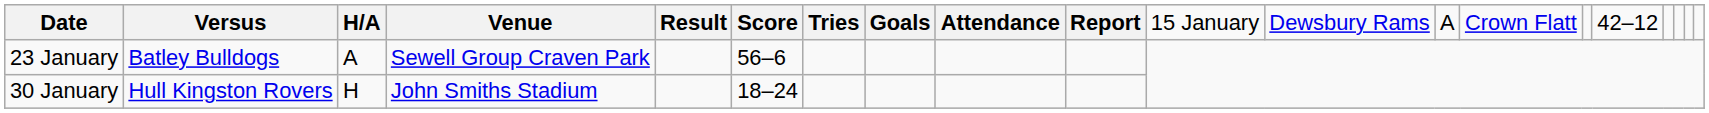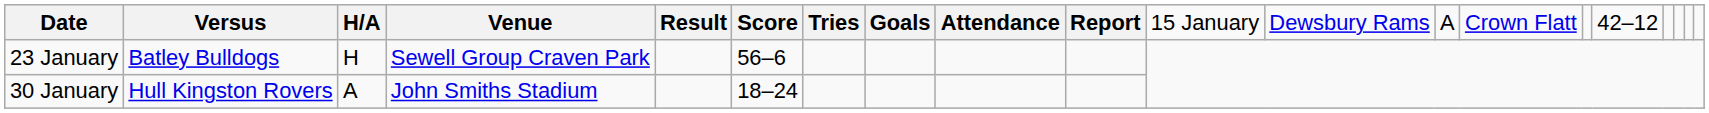(350, 57) A -> (351, 57) H
(351, 92) H -> (350, 92) A
